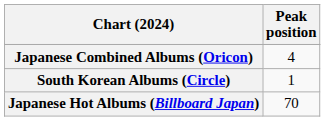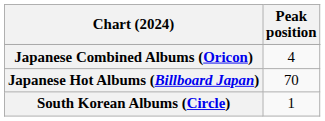rows swapped: (134, 103) <-> (134, 80)
